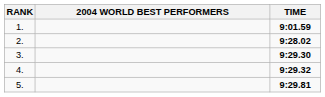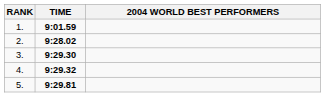columns swapped: (153, 12) <-> (295, 12)
